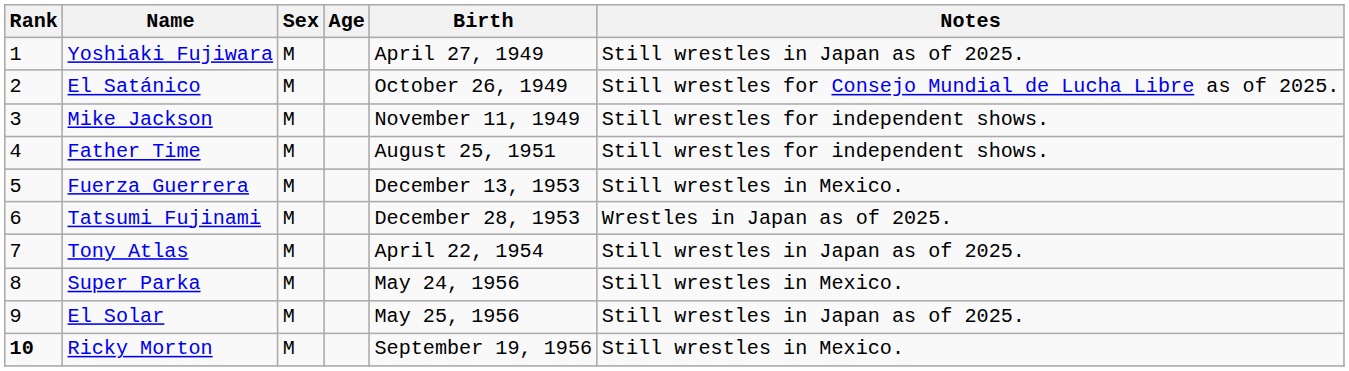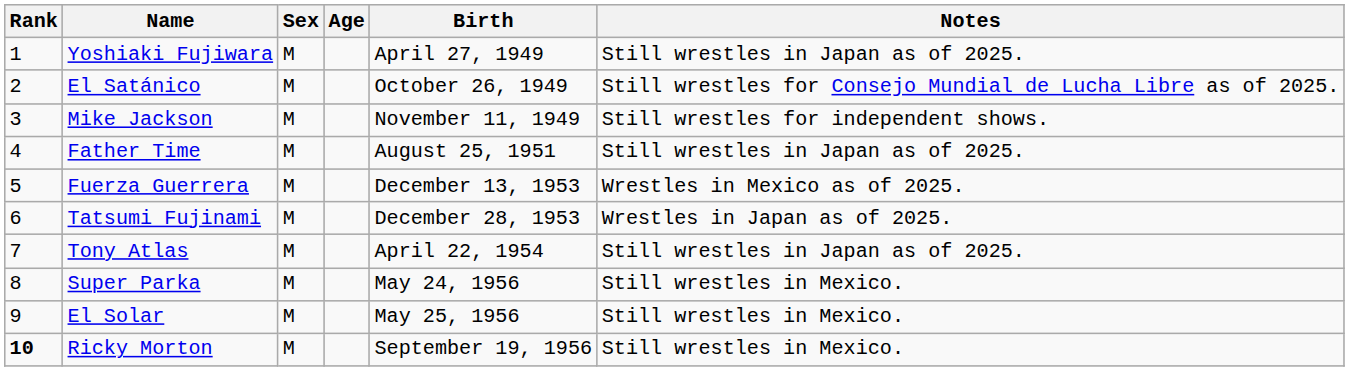(825, 153) Still wrestles for independent shows. -> (813, 153) Still wrestles in Japan as of 2025.
(753, 185) Still wrestles in Mexico. -> (783, 185) Wrestles in Mexico as of 2025.
(813, 317) Still wrestles in Japan as of 2025. -> (753, 317) Still wrestles in Mexico.
